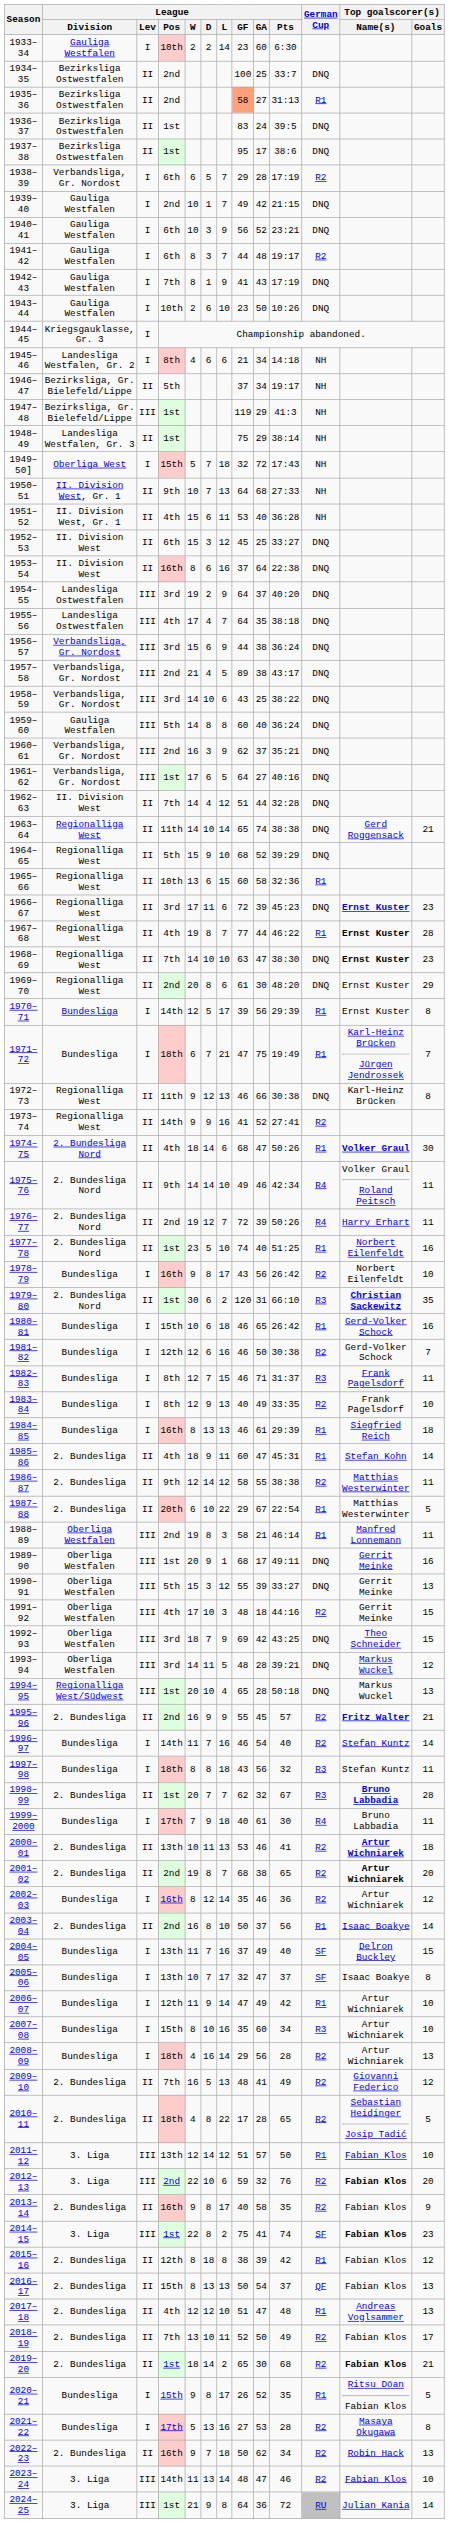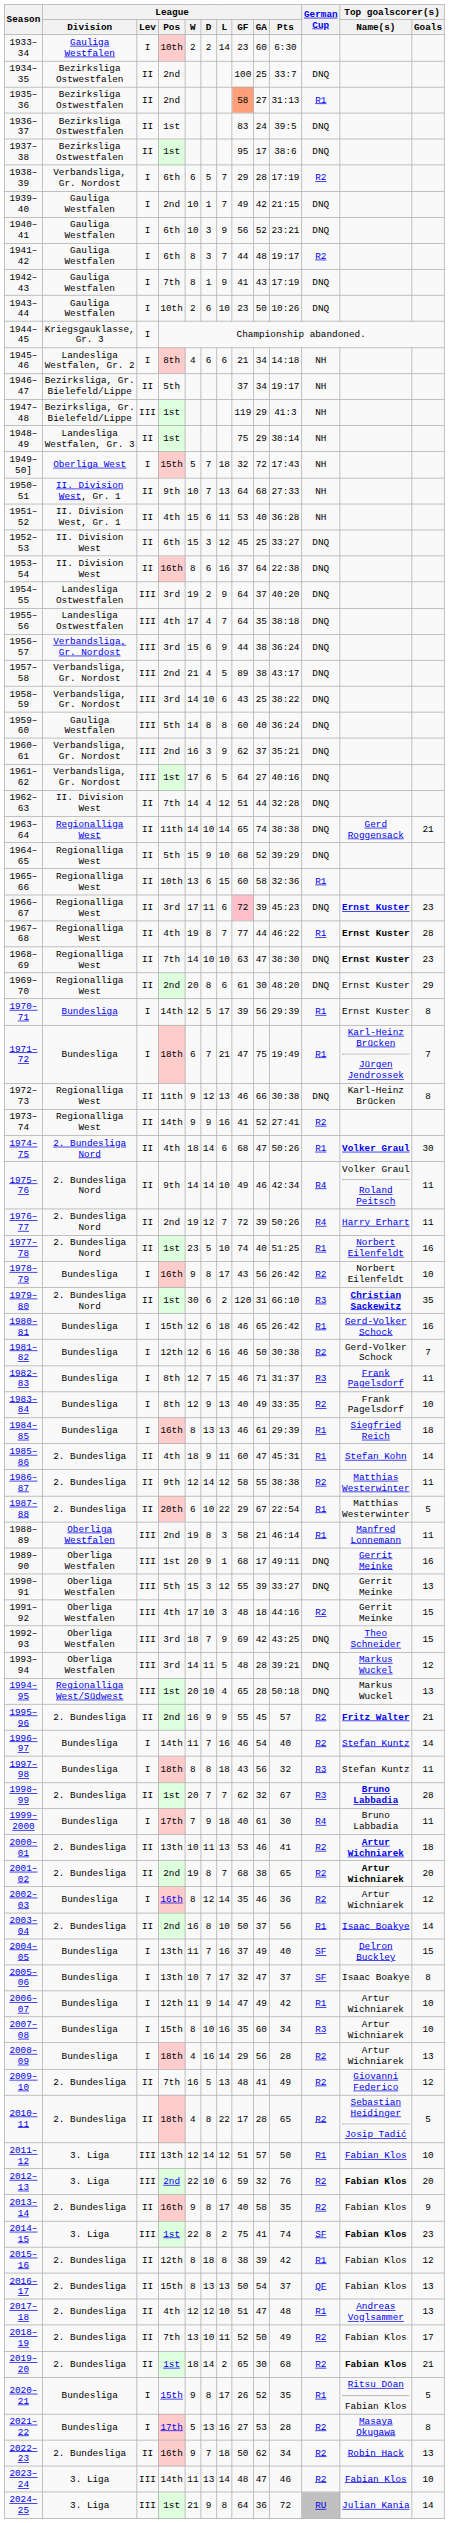(243, 908) no background -> (243, 908) pink background
(193, 1326) 10 -> (193, 1326) 12
